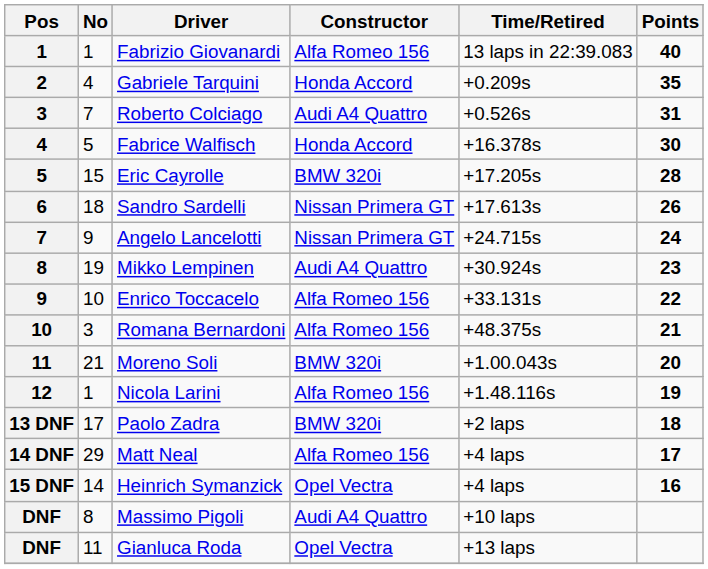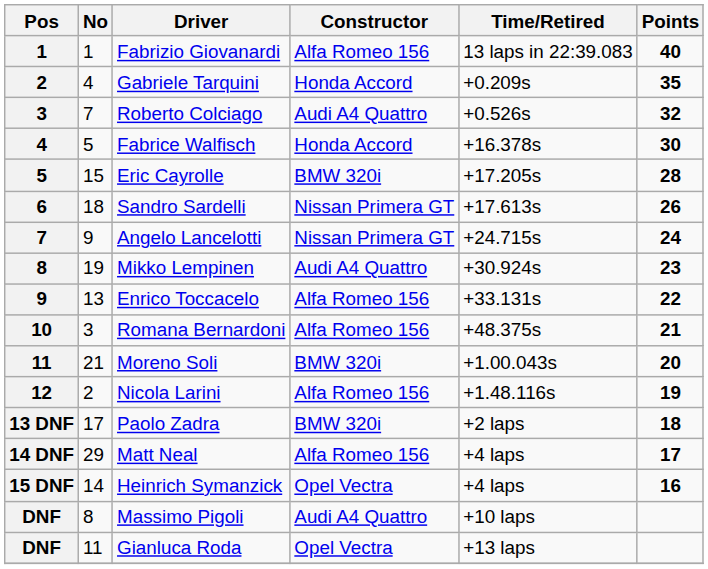(670, 113) 31 -> (670, 113) 32
(93, 299) 10 -> (93, 299) 13
(88, 392) 1 -> (88, 392) 2
